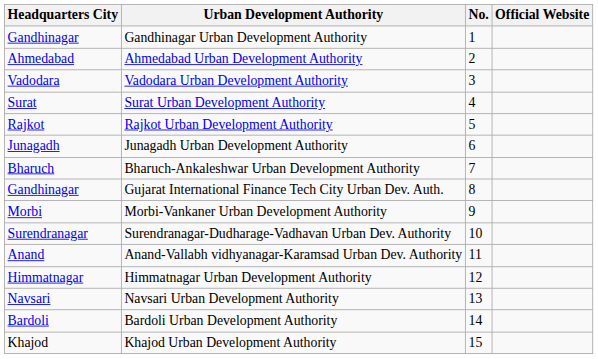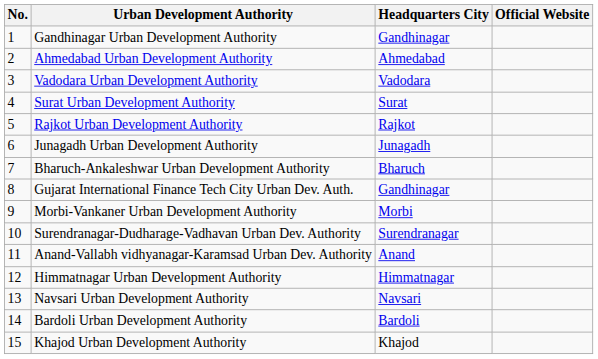columns swapped: (479, 15) <-> (63, 15)
